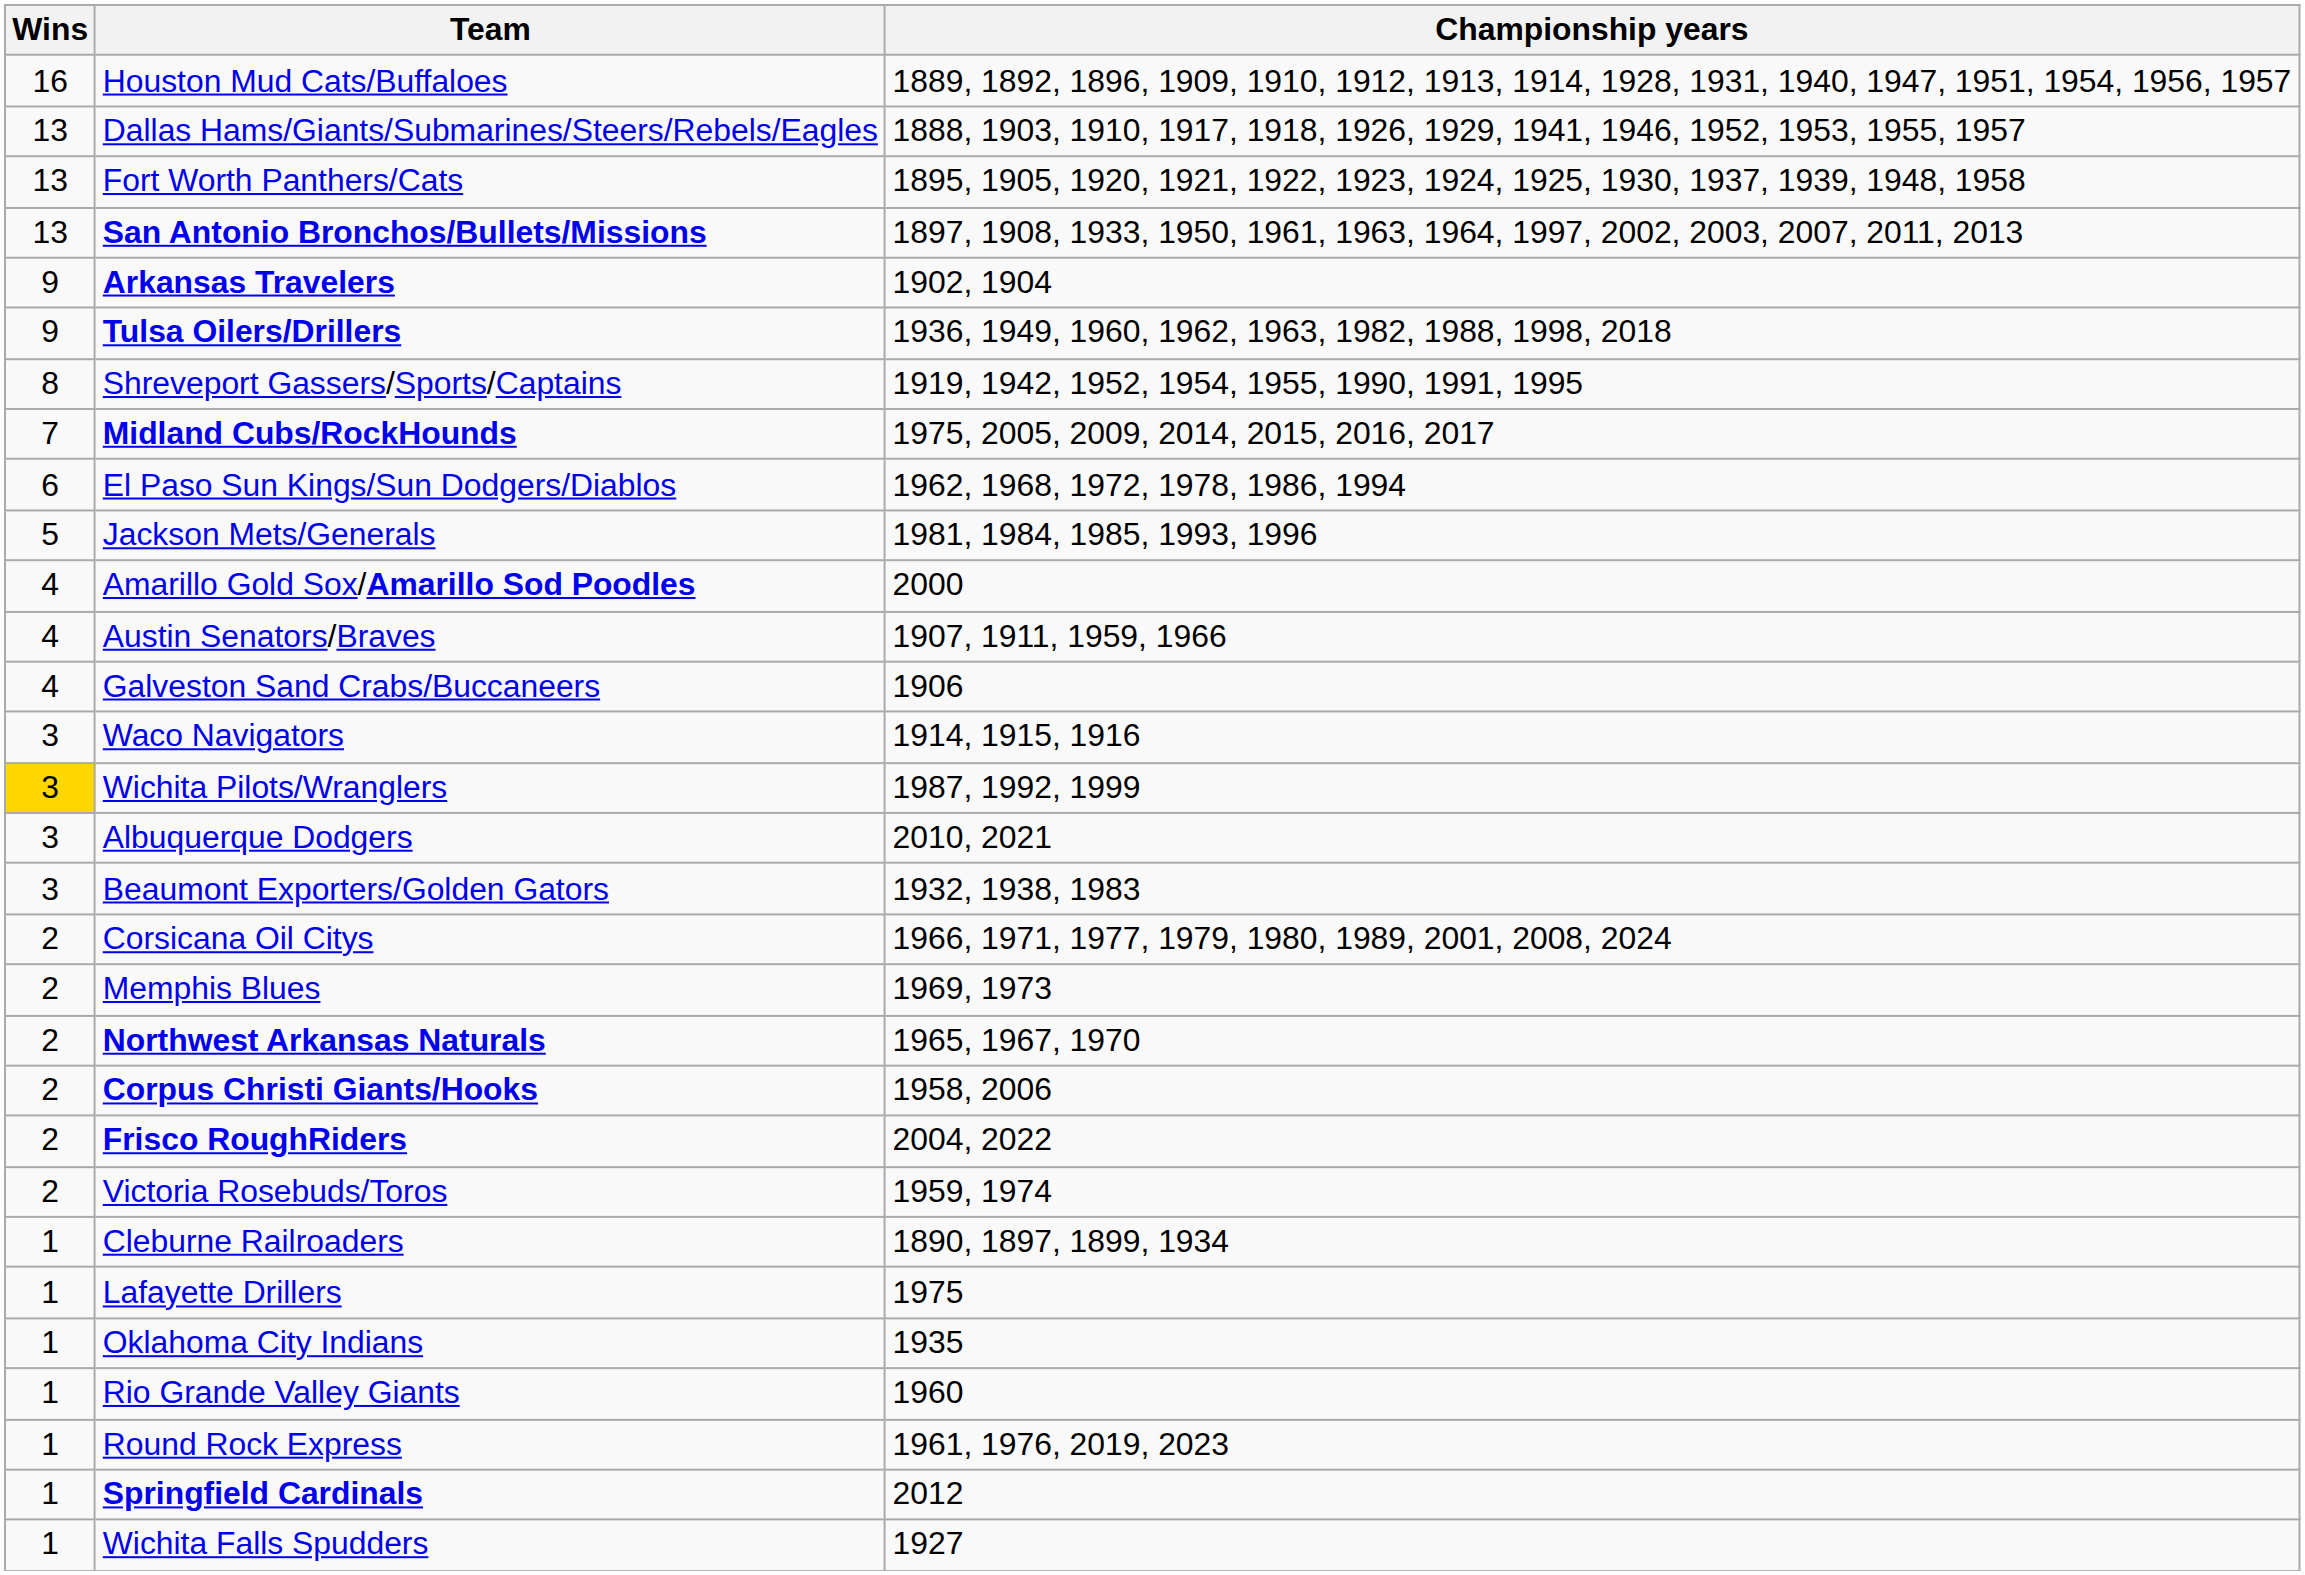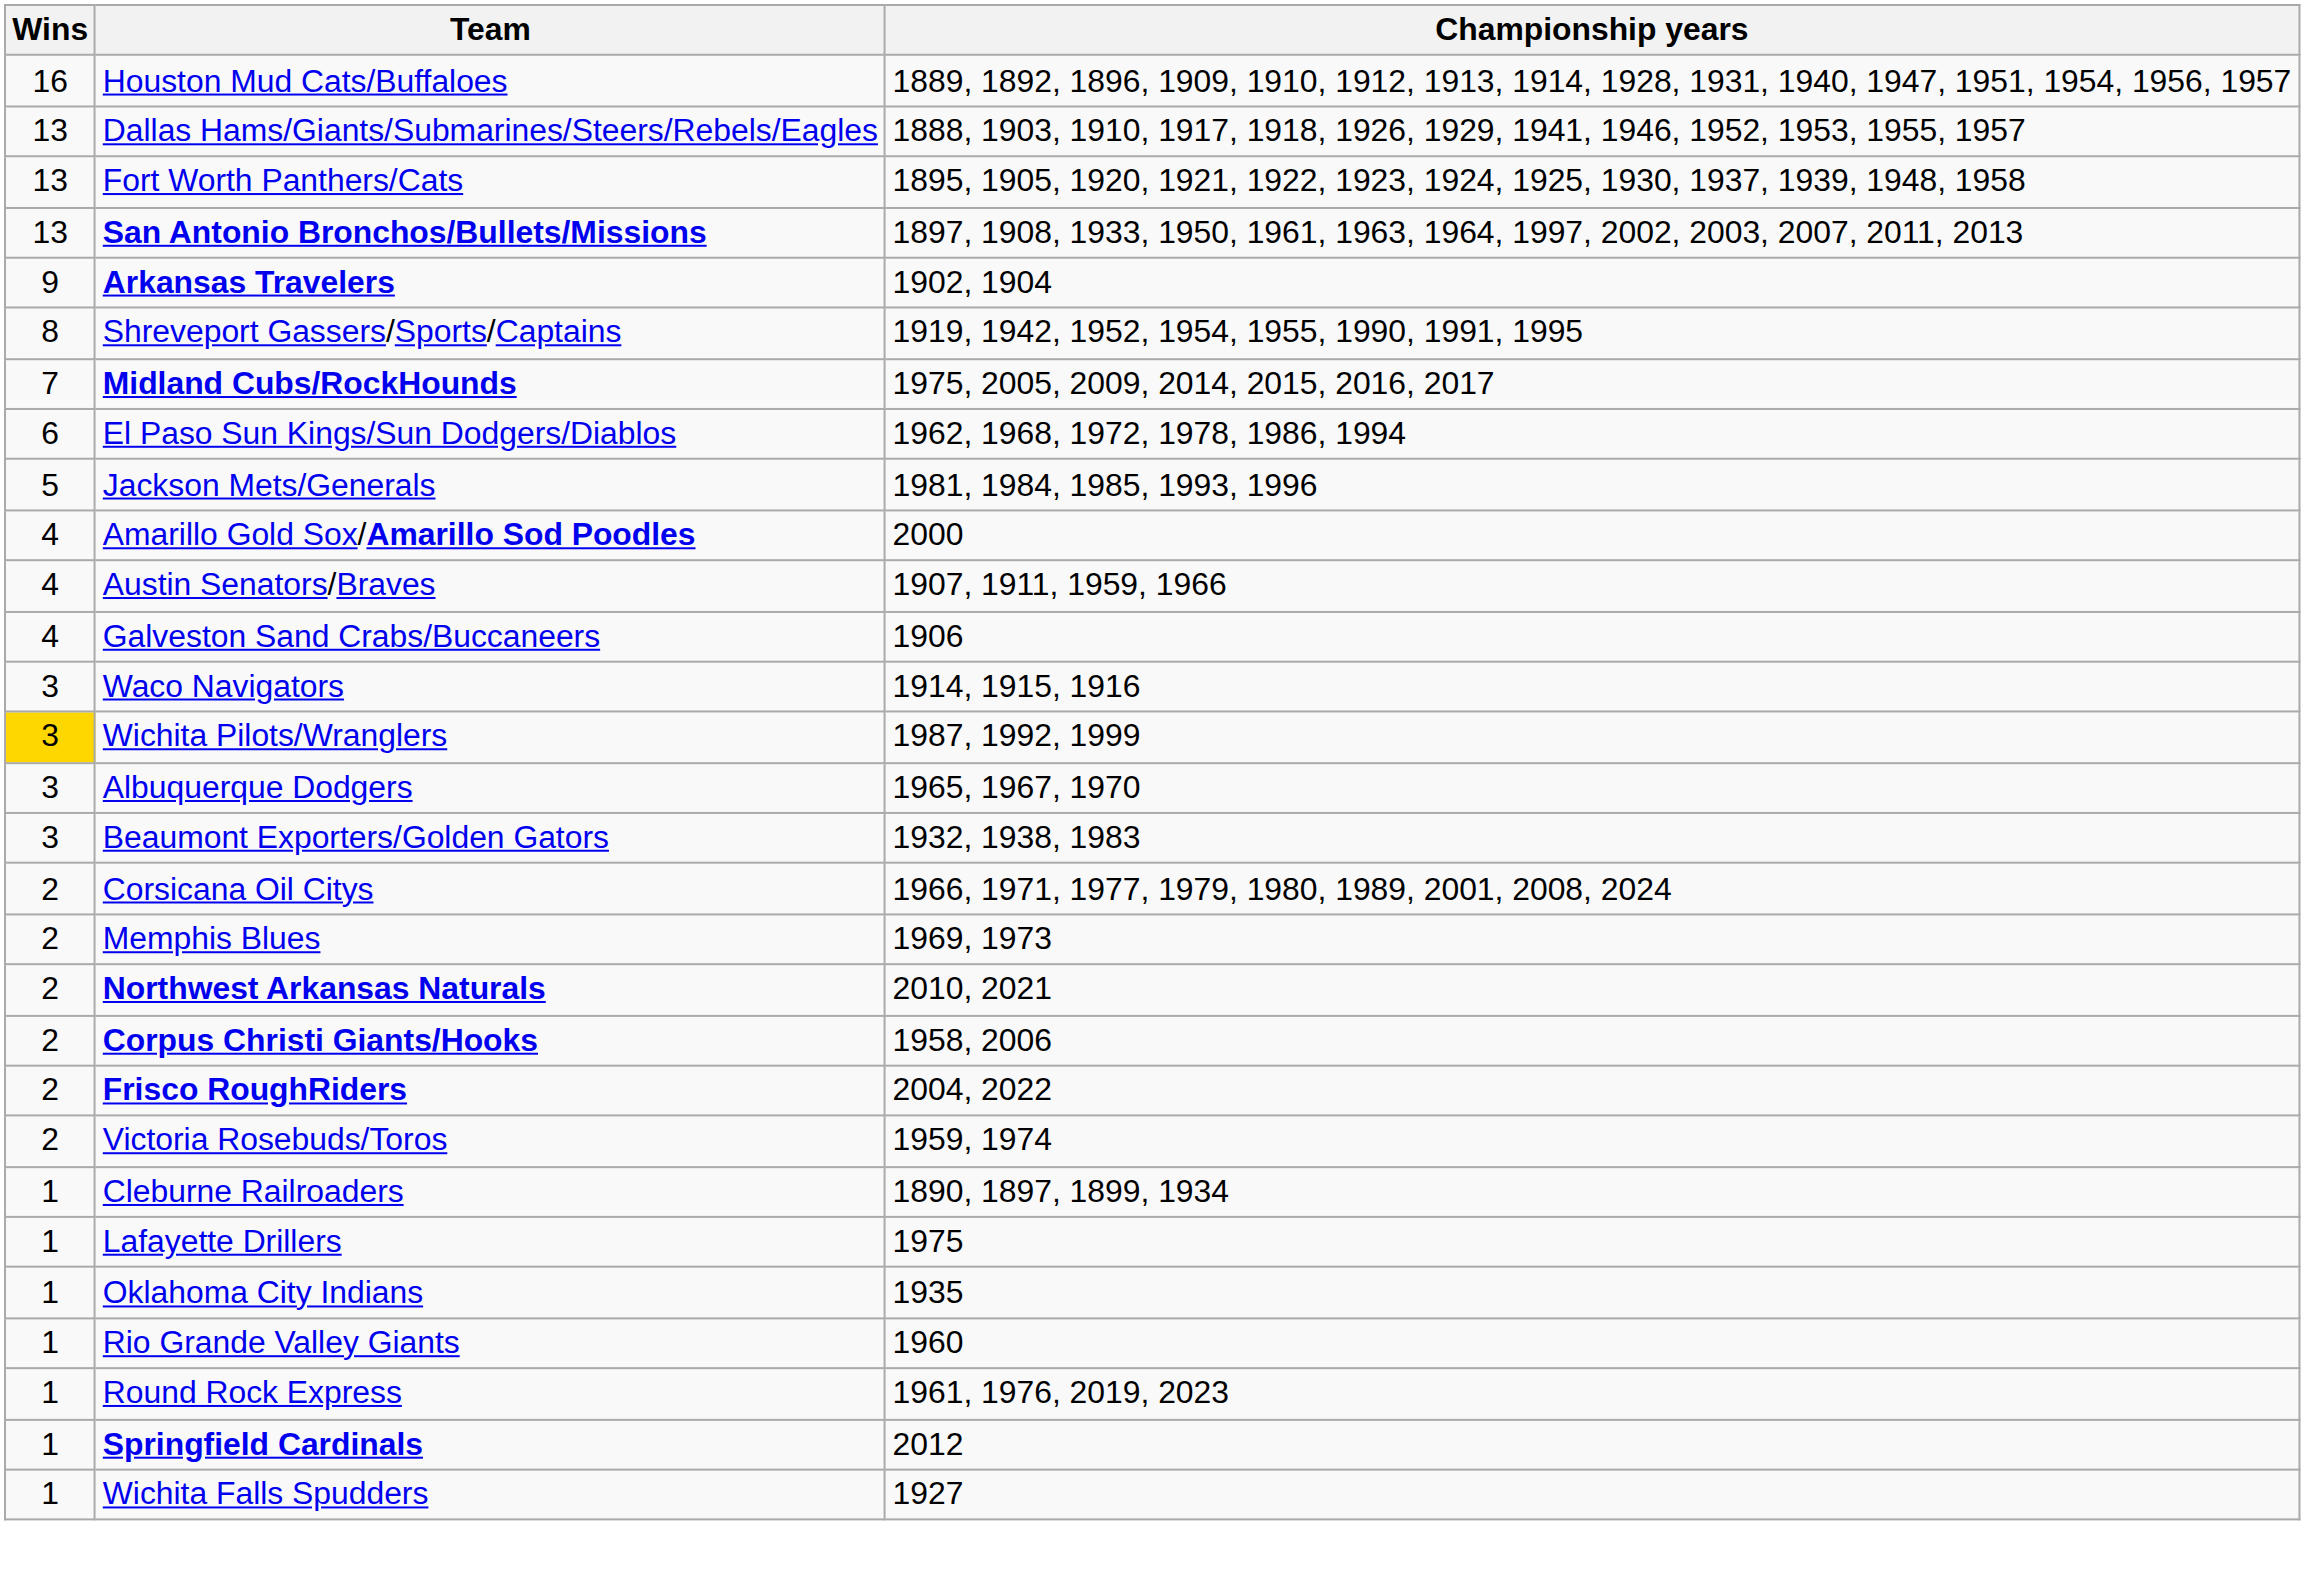- row: (252, 332)
(972, 837) 2010, 2021 -> (1017, 787) 1965, 1967, 1970
(1017, 1039) 1965, 1967, 1970 -> (972, 989) 2010, 2021
